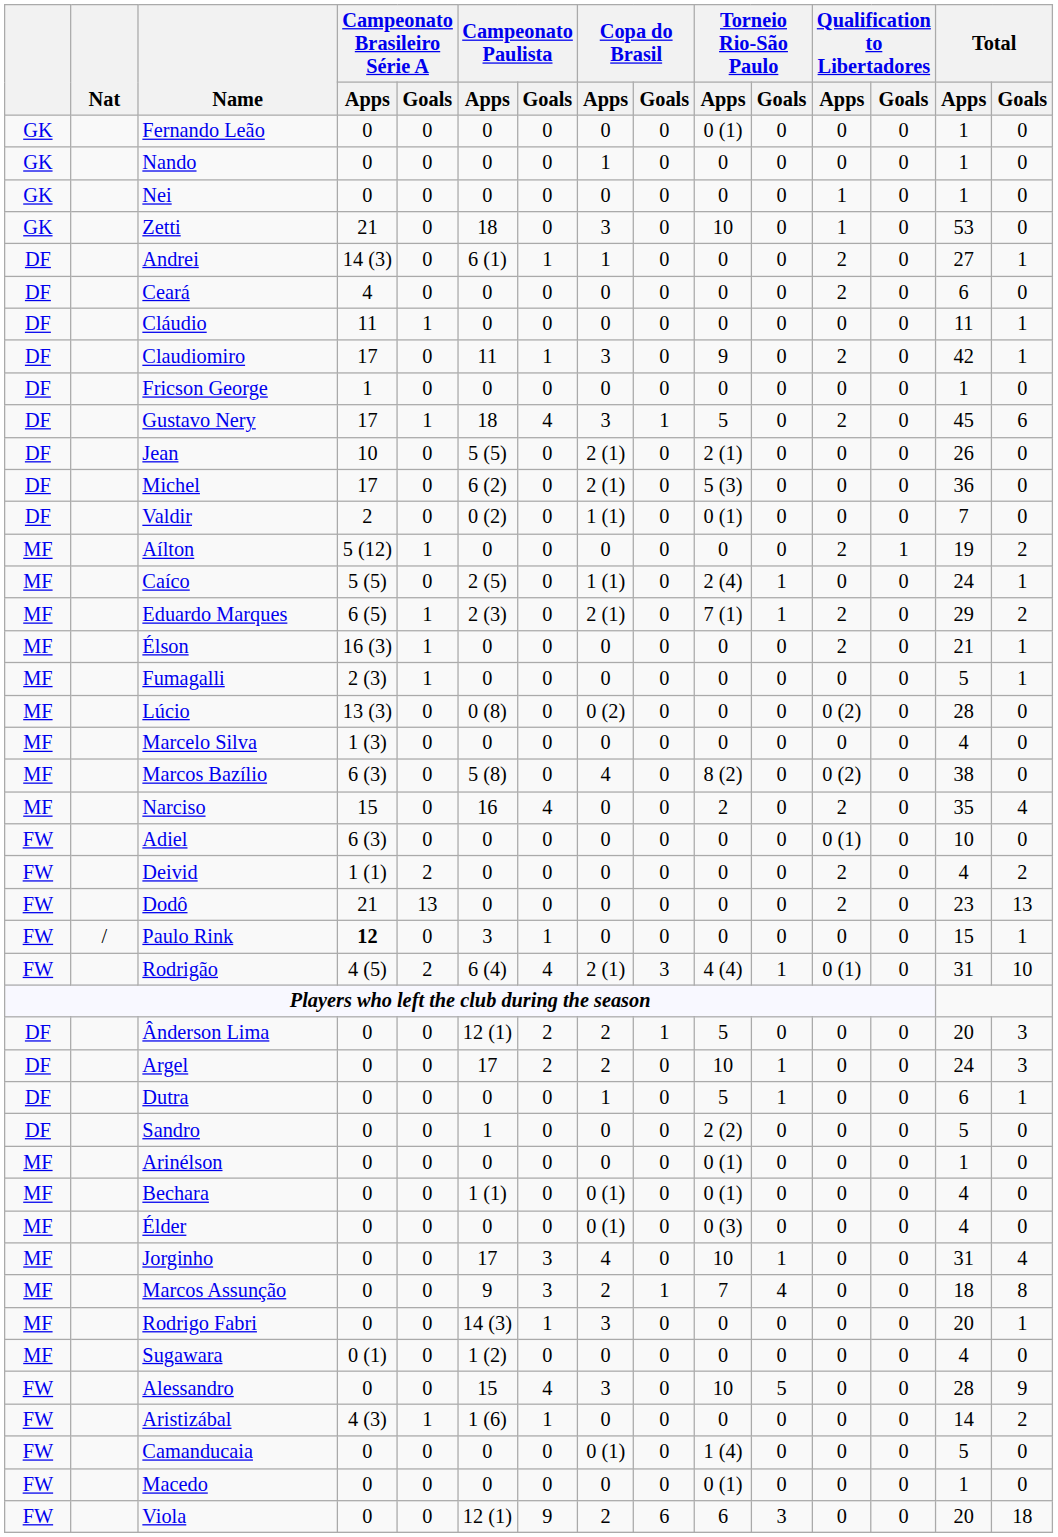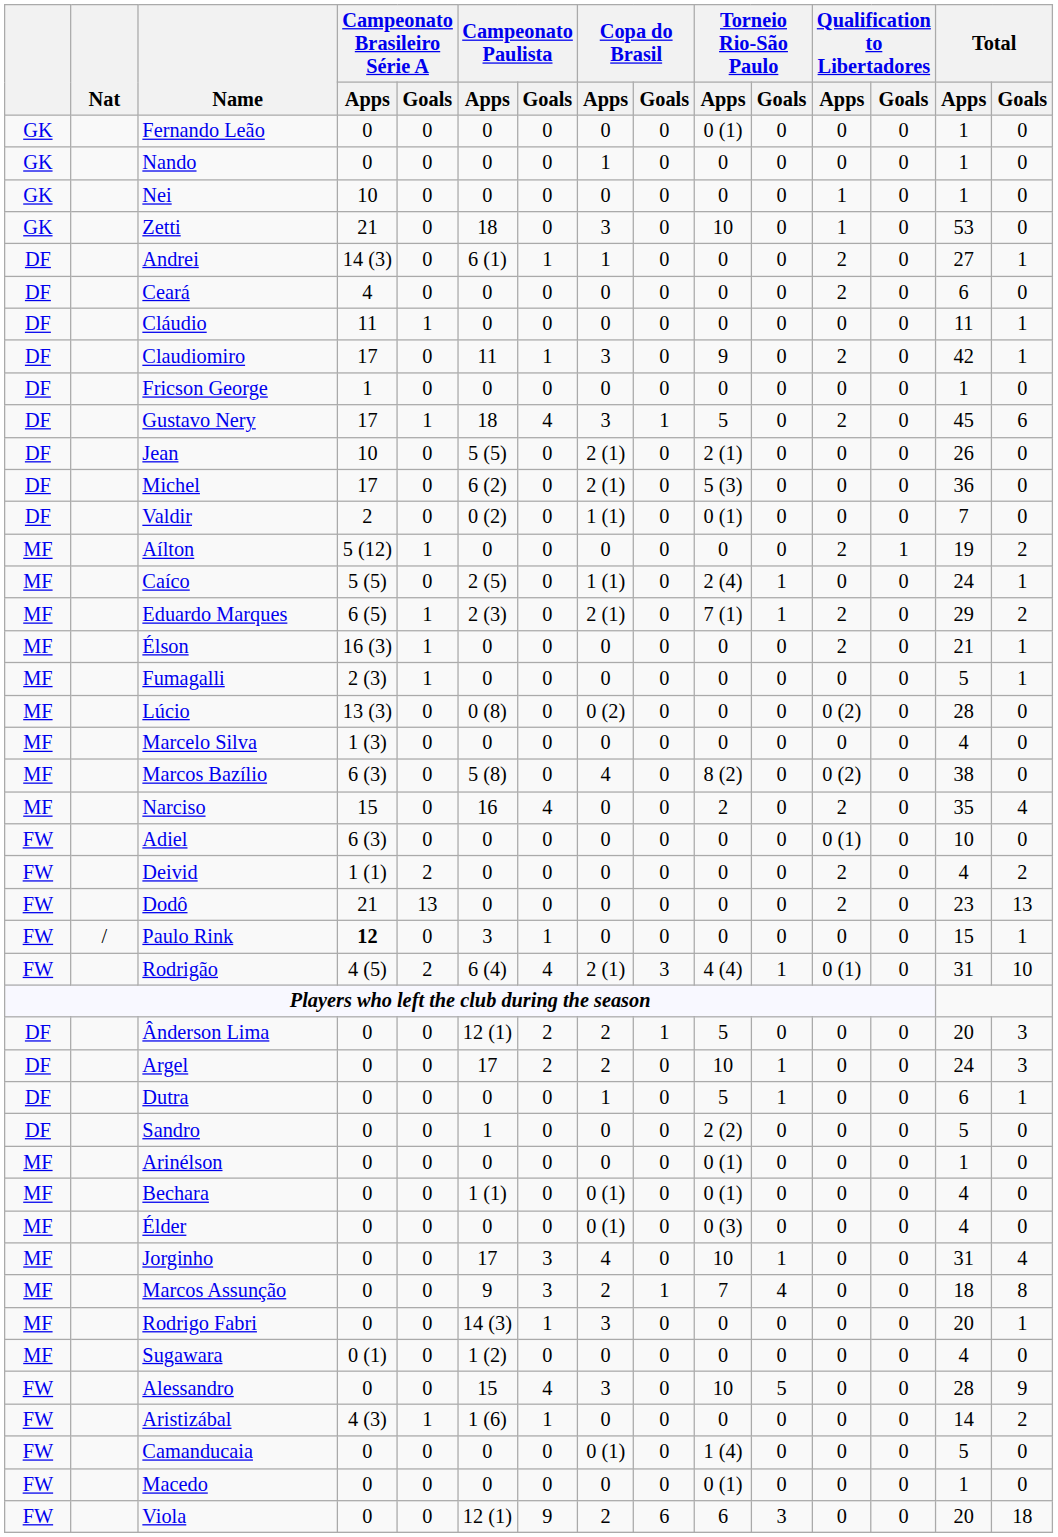(367, 195) 0 -> (367, 195) 10
